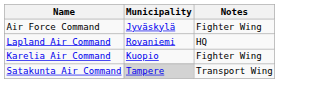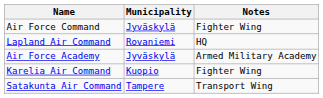+ row: (53, 56)
(145, 71) lightgrey background -> (145, 86) no background
